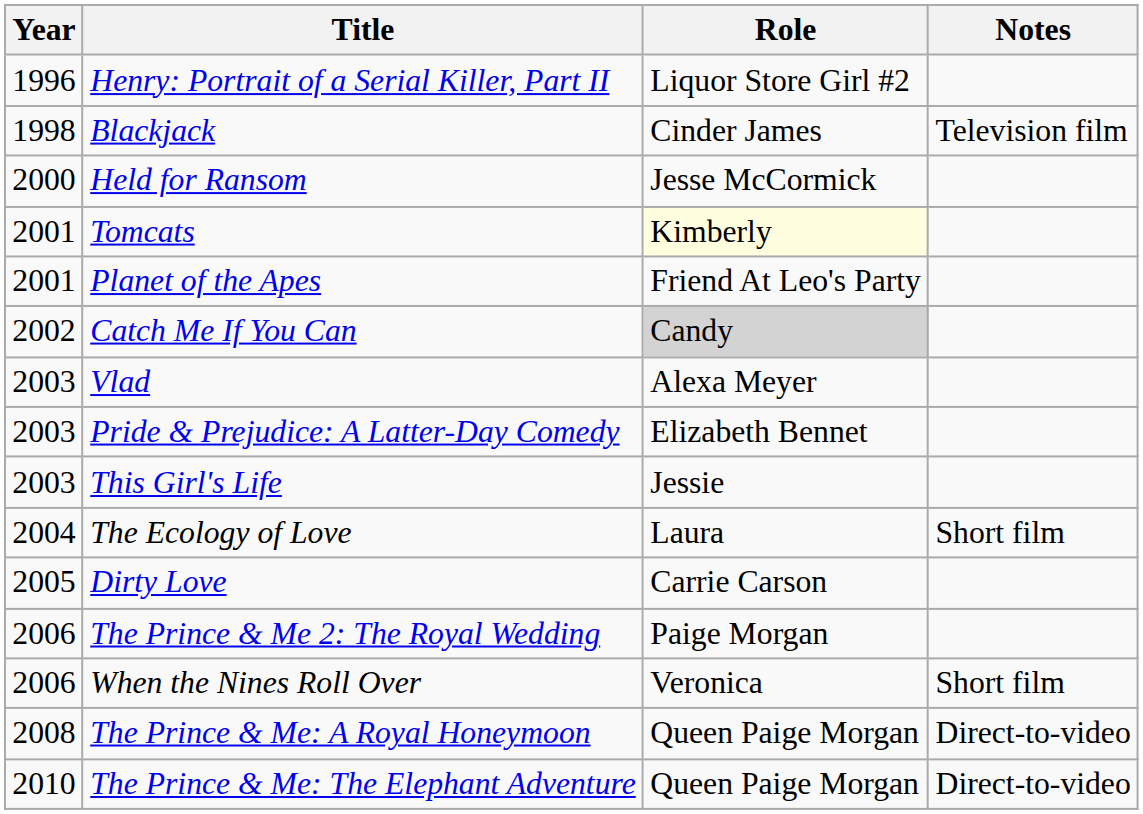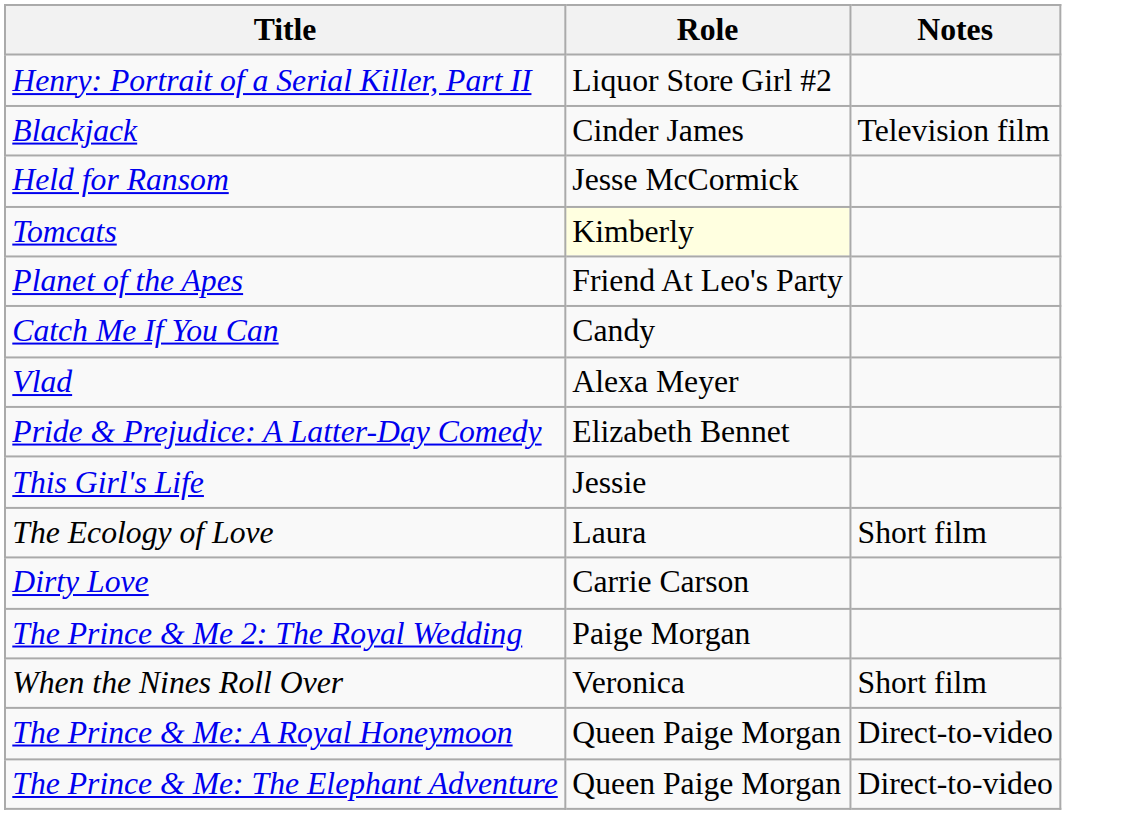- column: (44, 29)
(692, 331) lightgrey background -> (614, 331) no background
